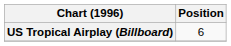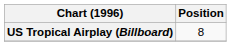(201, 31) 6 -> (201, 31) 8
